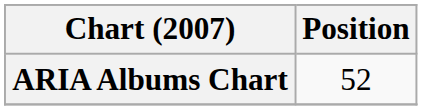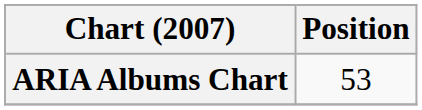(356, 78) 52 -> (356, 78) 53
